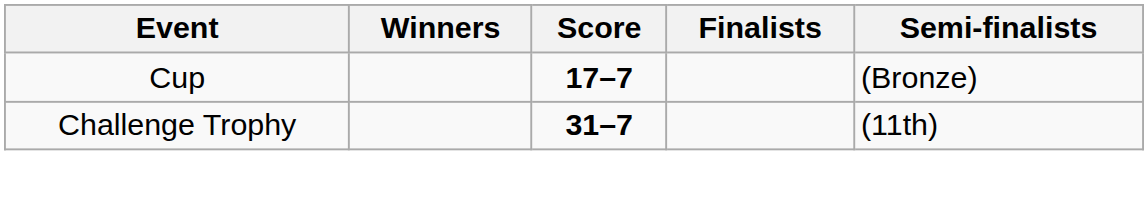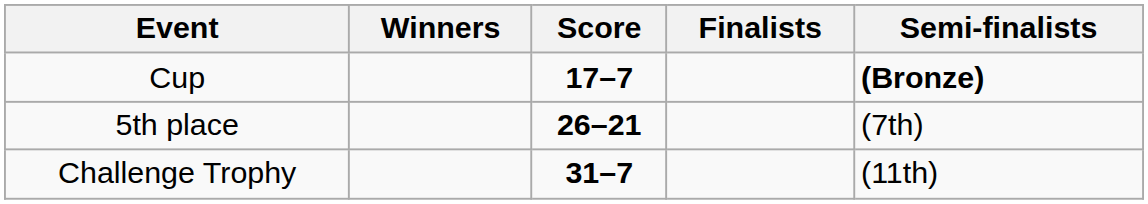(919, 76) normal -> (923, 76) bold
+ row: (177, 125)
